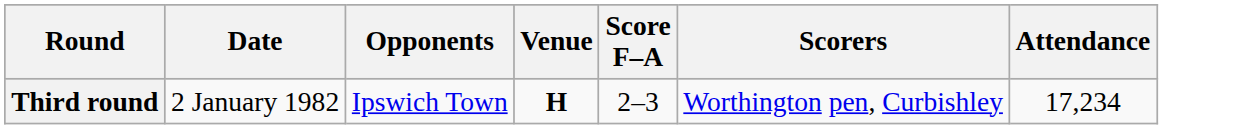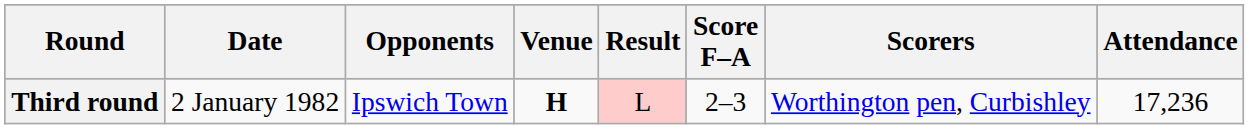+ column: (643, 41)
(1083, 100) 17,234 -> (1170, 100) 17,236
